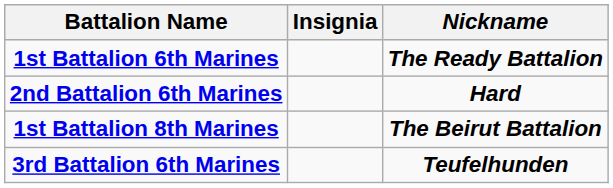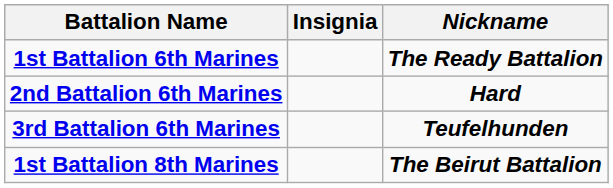rows swapped: (146, 164) <-> (146, 128)
